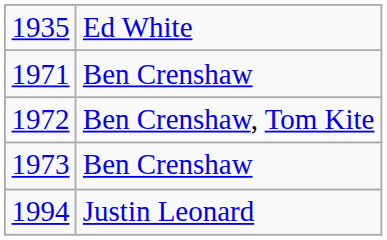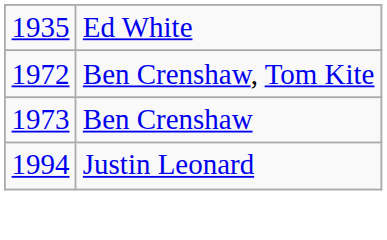- row: (41, 73)
